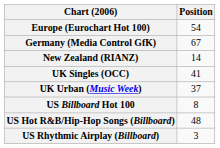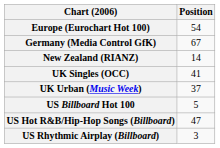(196, 105) 8 -> (196, 105) 5
(196, 120) 48 -> (196, 120) 47
